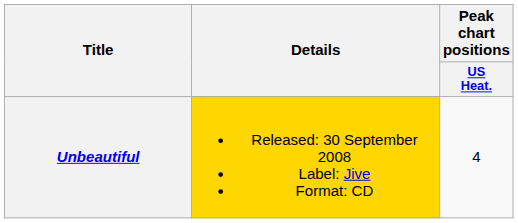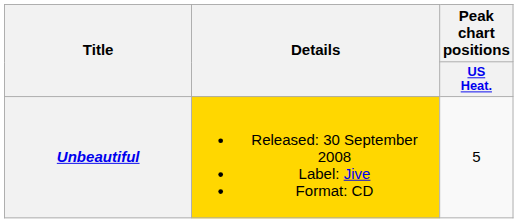(476, 157) 4 -> (476, 157) 5
